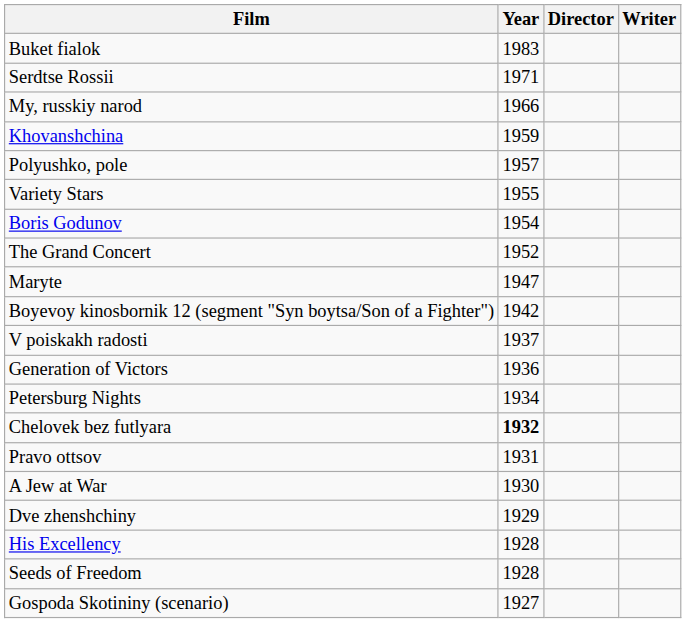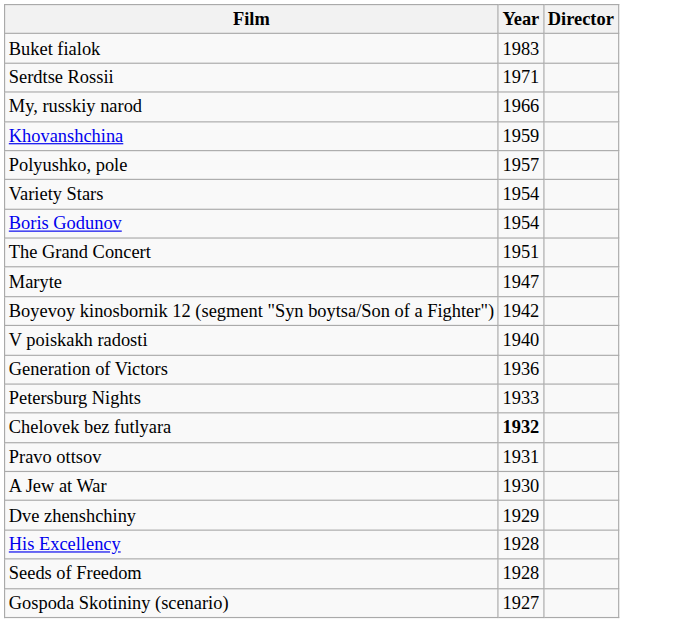- column: (649, 19)
(521, 194) 1955 -> (521, 194) 1954
(521, 252) 1952 -> (521, 252) 1951
(521, 340) 1937 -> (521, 340) 1940
(521, 398) 1934 -> (521, 398) 1933
